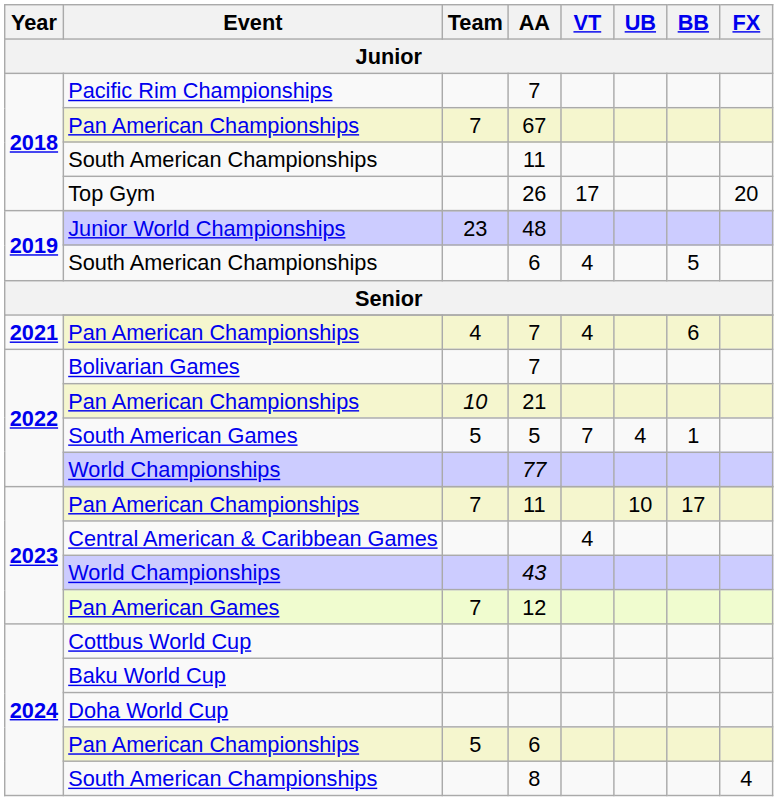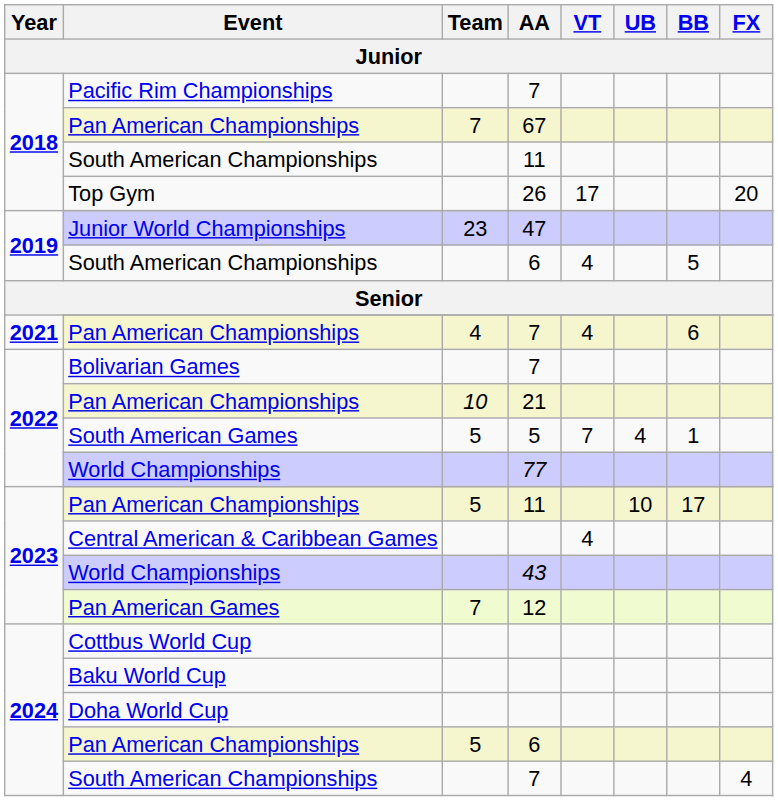(534, 229) 48 -> (534, 229) 47
(475, 504) 7 -> (475, 504) 5
(534, 779) 8 -> (534, 779) 7
